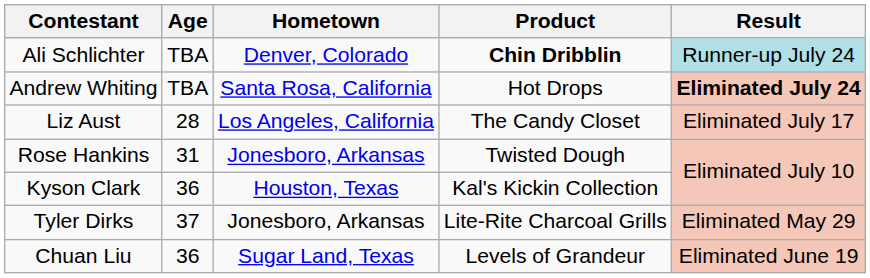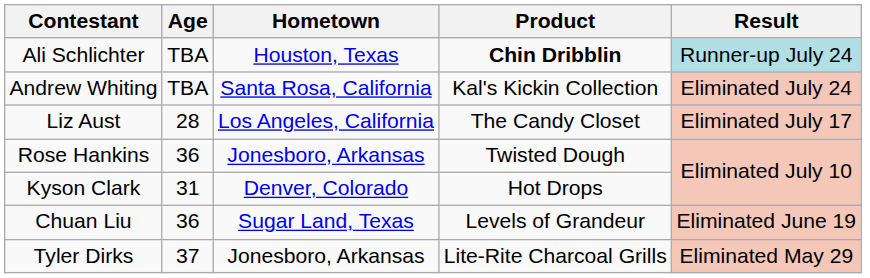(326, 54) Denver, Colorado -> (326, 54) Houston, Texas
(555, 88) Hot Drops -> (555, 88) Kal's Kickin Collection
(769, 88) bold -> (766, 88) normal
(188, 155) 31 -> (188, 155) 36
(188, 188) 36 -> (188, 188) 31
(326, 188) Houston, Texas -> (326, 188) Denver, Colorado
(555, 188) Kal's Kickin Collection -> (555, 188) Hot Drops
rows swapped: (83, 255) <-> (83, 222)
